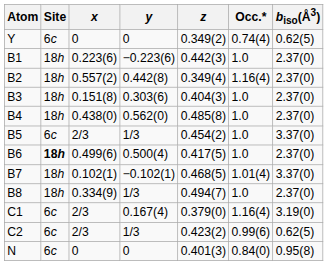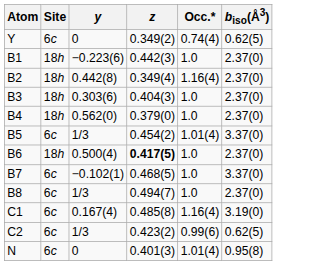- column: (94, 16)
(203, 116) 0.485(8) -> (152, 116) 0.379(0)
(240, 135) 1.0 -> (200, 135) 1.01(4)
(54, 154) bold -> (54, 154) normal
(203, 154) normal -> (152, 154) bold
(54, 174) 18h -> (50, 174) 6c
(251, 174) 1.01(4) -> (189, 174) 1.0
(54, 193) 18h -> (50, 193) 6c
(203, 212) 0.379(0) -> (152, 212) 0.485(8)
(251, 251) 0.84(0) -> (200, 251) 1.01(4)
